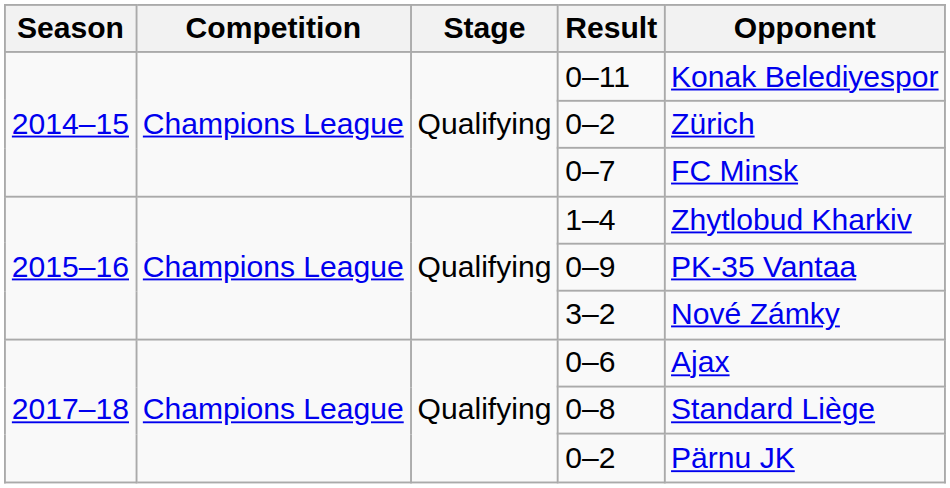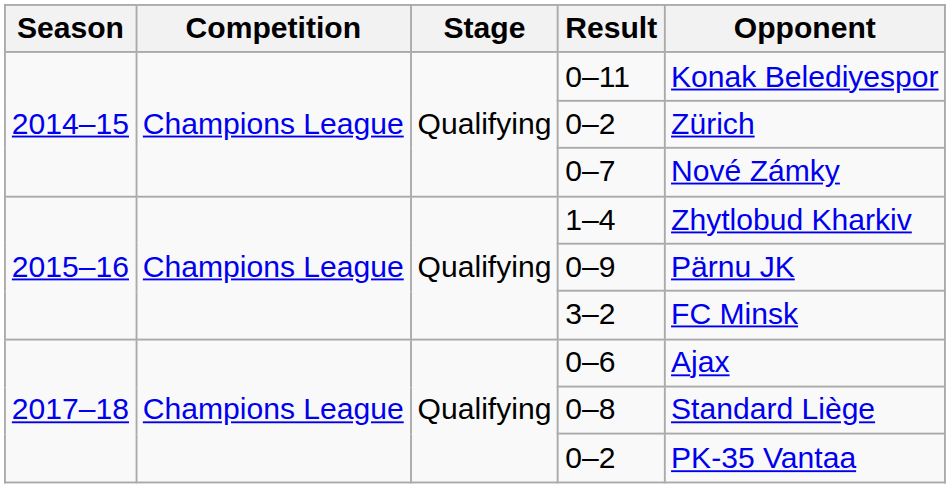(735, 171) FC Minsk -> (755, 171) Nové Zámky
(764, 266) PK-35 Vantaa -> (733, 266) Pärnu JK
(755, 314) Nové Zámky -> (735, 314) FC Minsk
(733, 457) Pärnu JK -> (764, 457) PK-35 Vantaa
